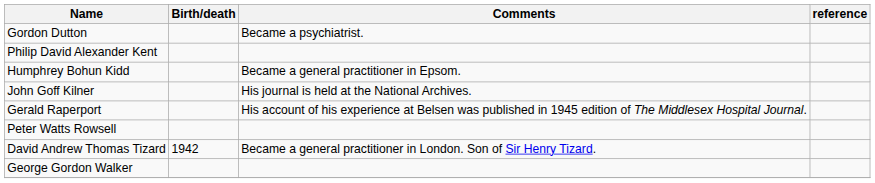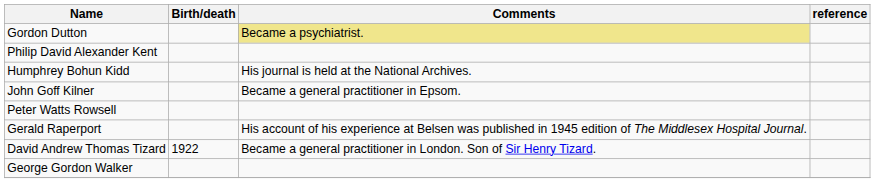(302, 33) no background -> (302, 33) khaki background
(351, 71) Became a general practitioner in Epsom. -> (356, 71) His journal is held at the National Archives.
(356, 91) His journal is held at the National Archives. -> (351, 91) Became a general practitioner in Epsom.
rows swapped: (54, 110) <-> (62, 129)
(185, 149) 1942 -> (185, 149) 1922
